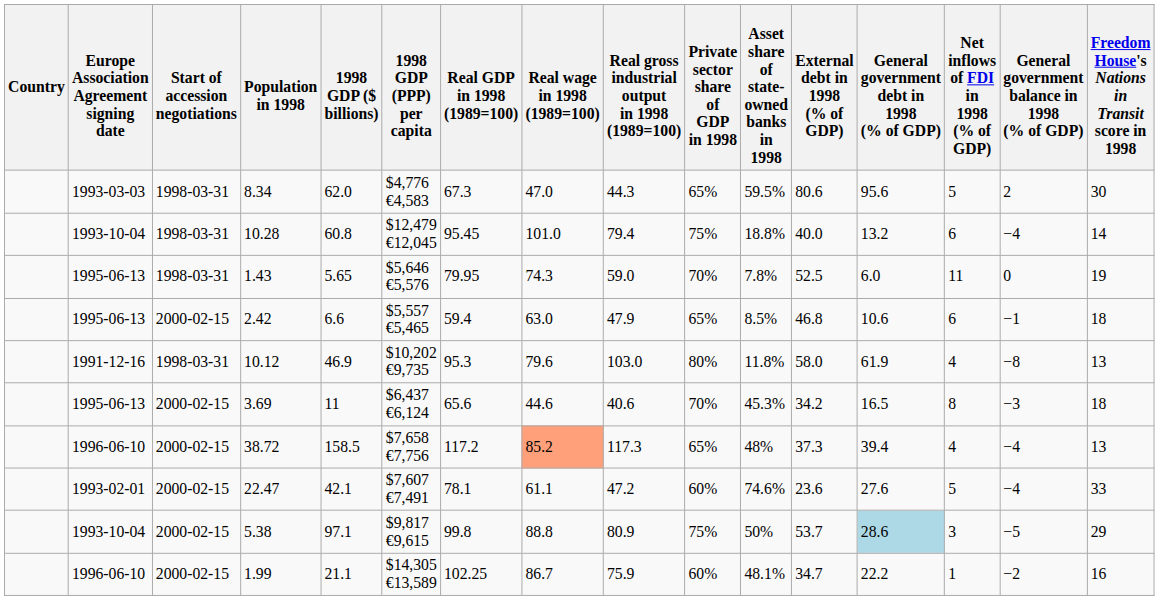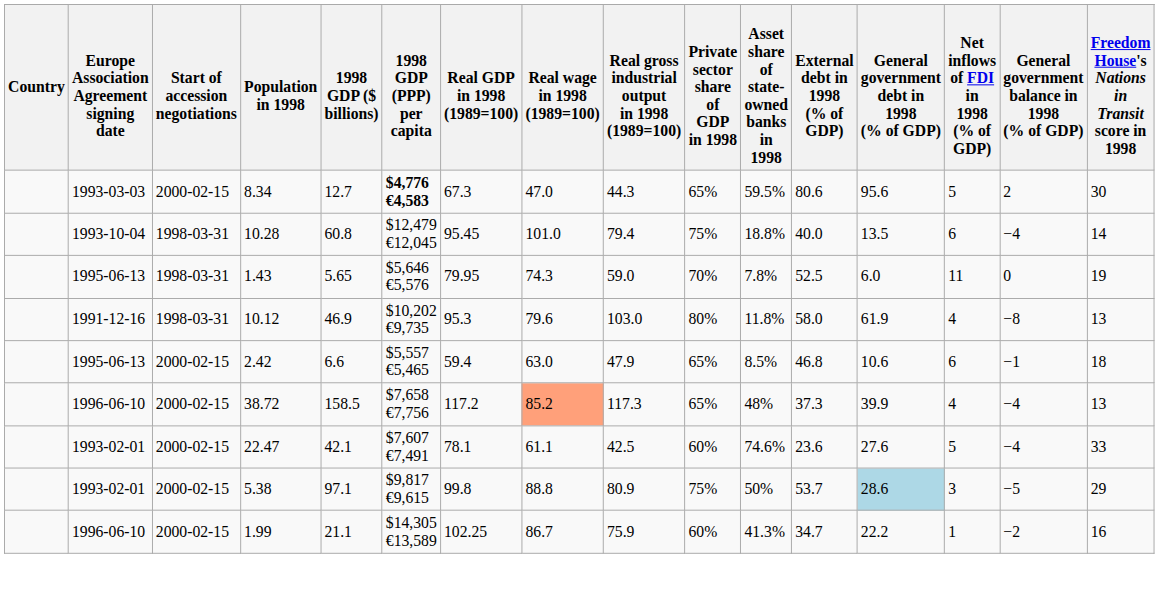(192, 191) 1998-03-31 -> (192, 191) 2000-02-15
(338, 191) 62.0 -> (338, 191) 12.7
(407, 191) normal -> (407, 191) bold
(875, 234) 13.2 -> (875, 234) 13.5
rows swapped: (262, 361) <-> (258, 319)
- row: (258, 404)
(875, 446) 39.4 -> (875, 404) 39.9
(621, 489) 47.2 -> (621, 446) 42.5
(109, 531) 1993-10-04 -> (109, 489) 1993-02-01
(765, 574) 48.1% -> (765, 531) 41.3%
